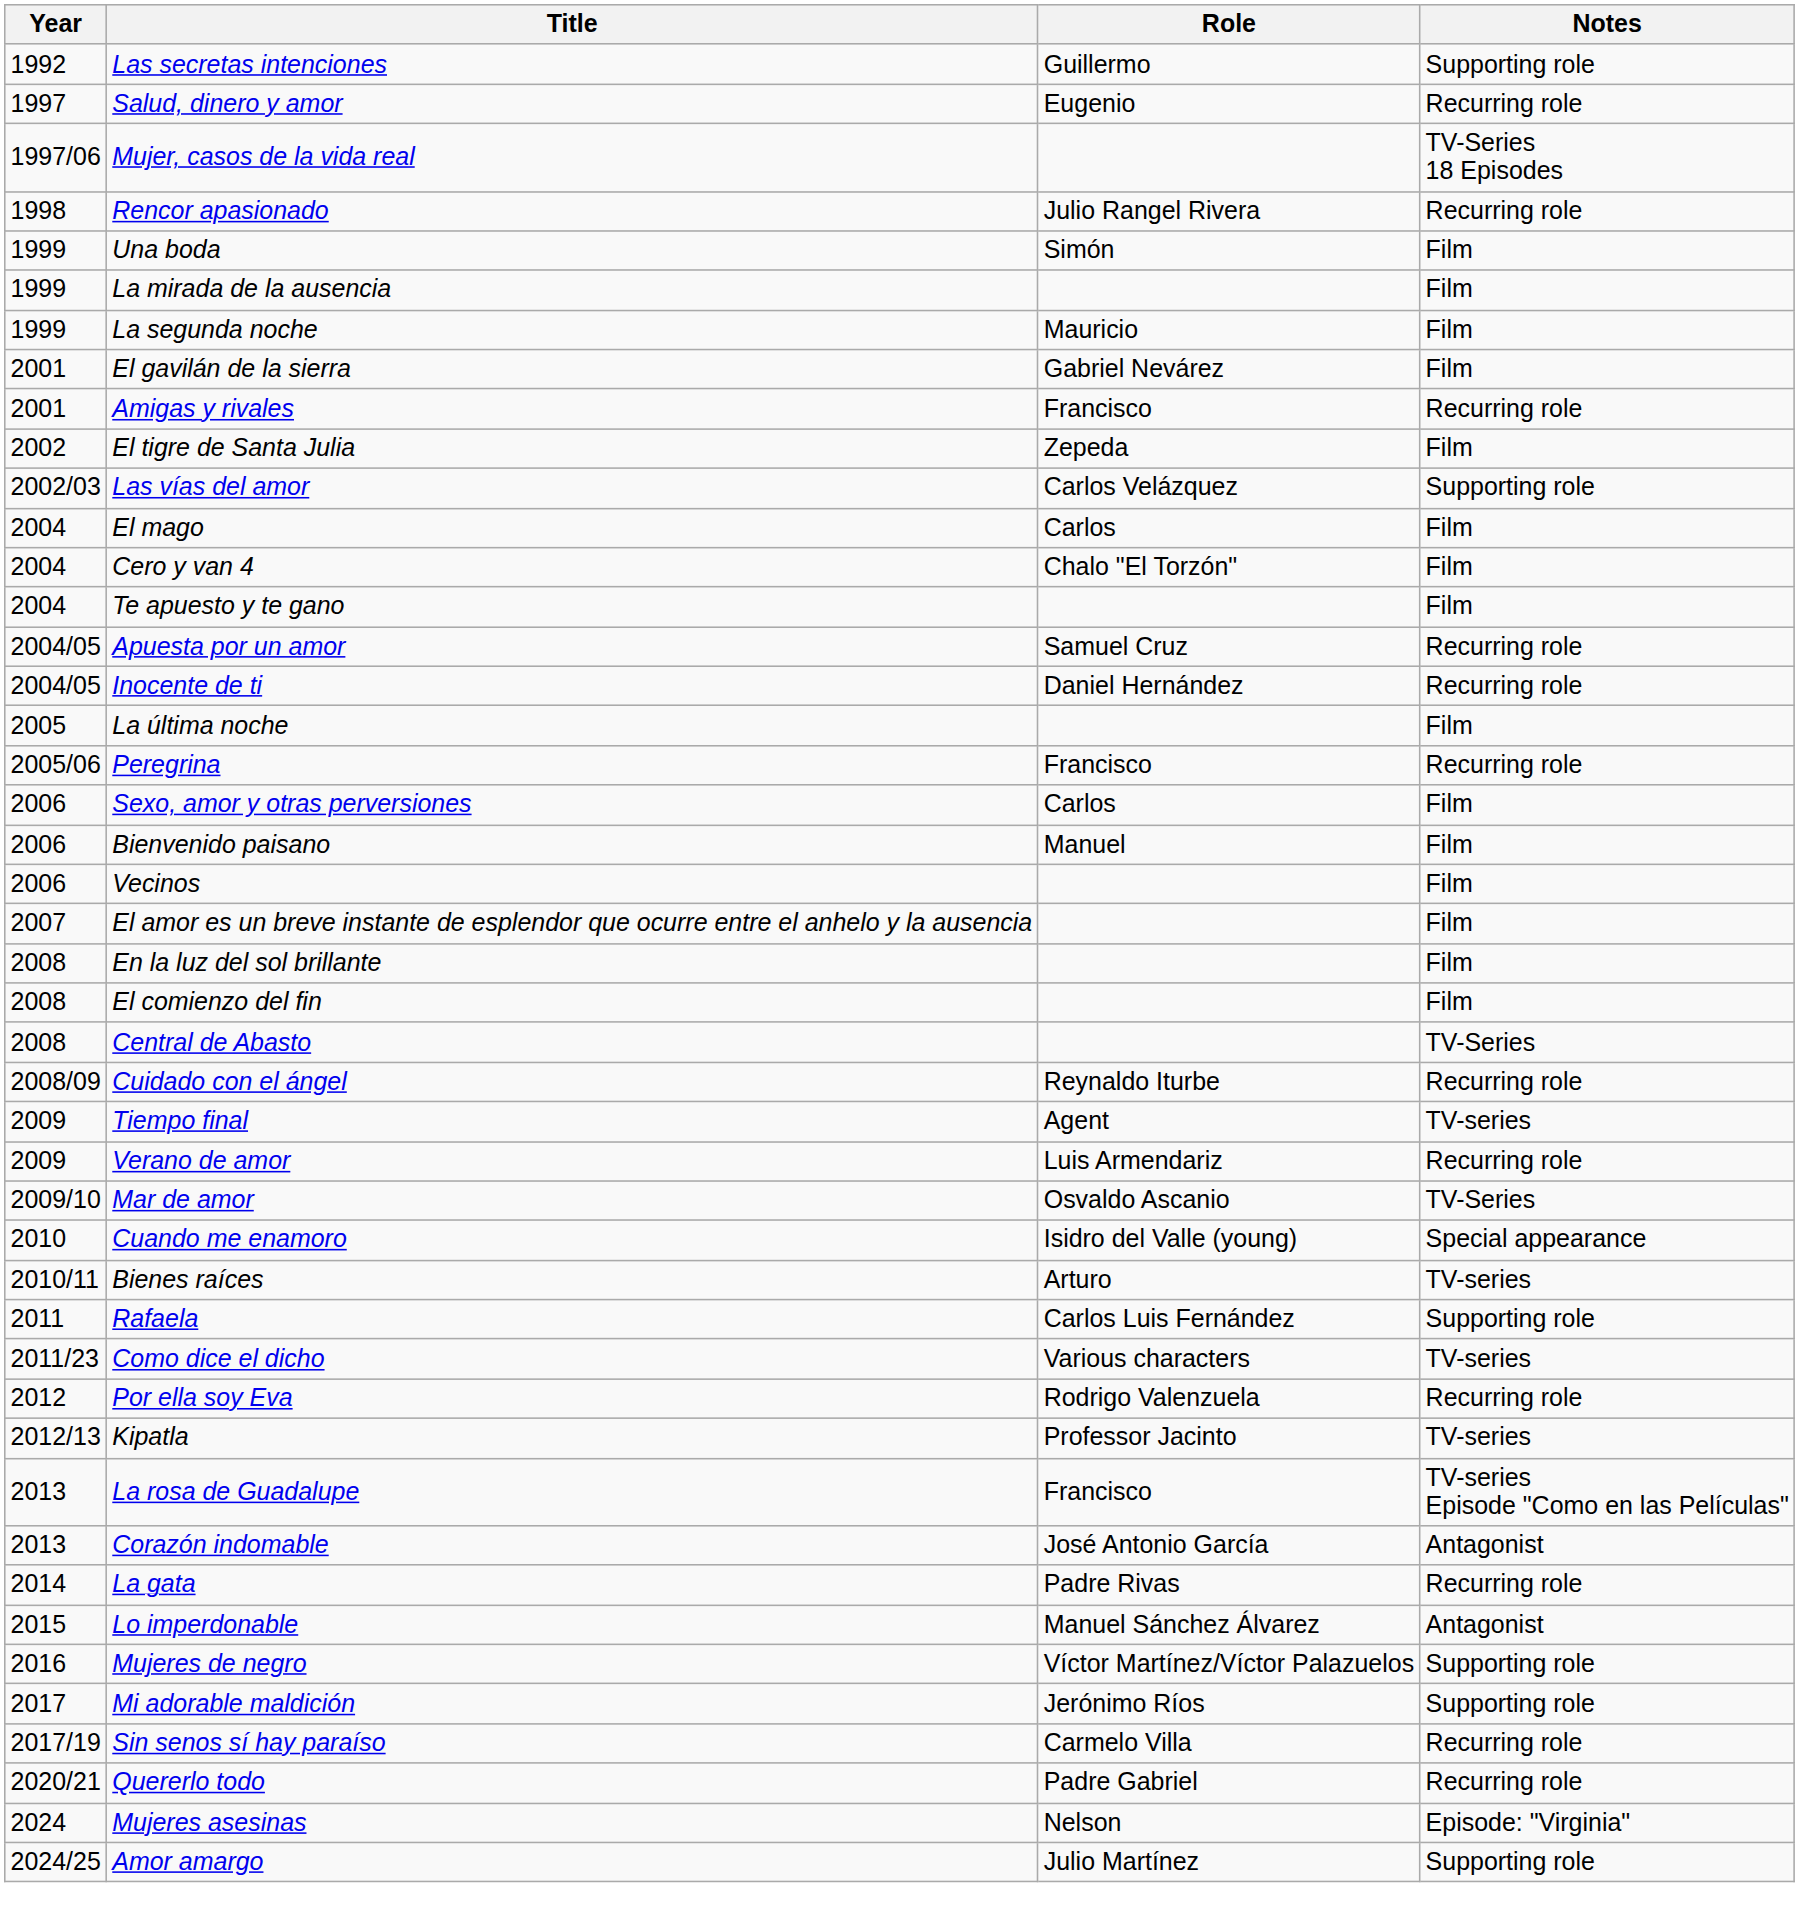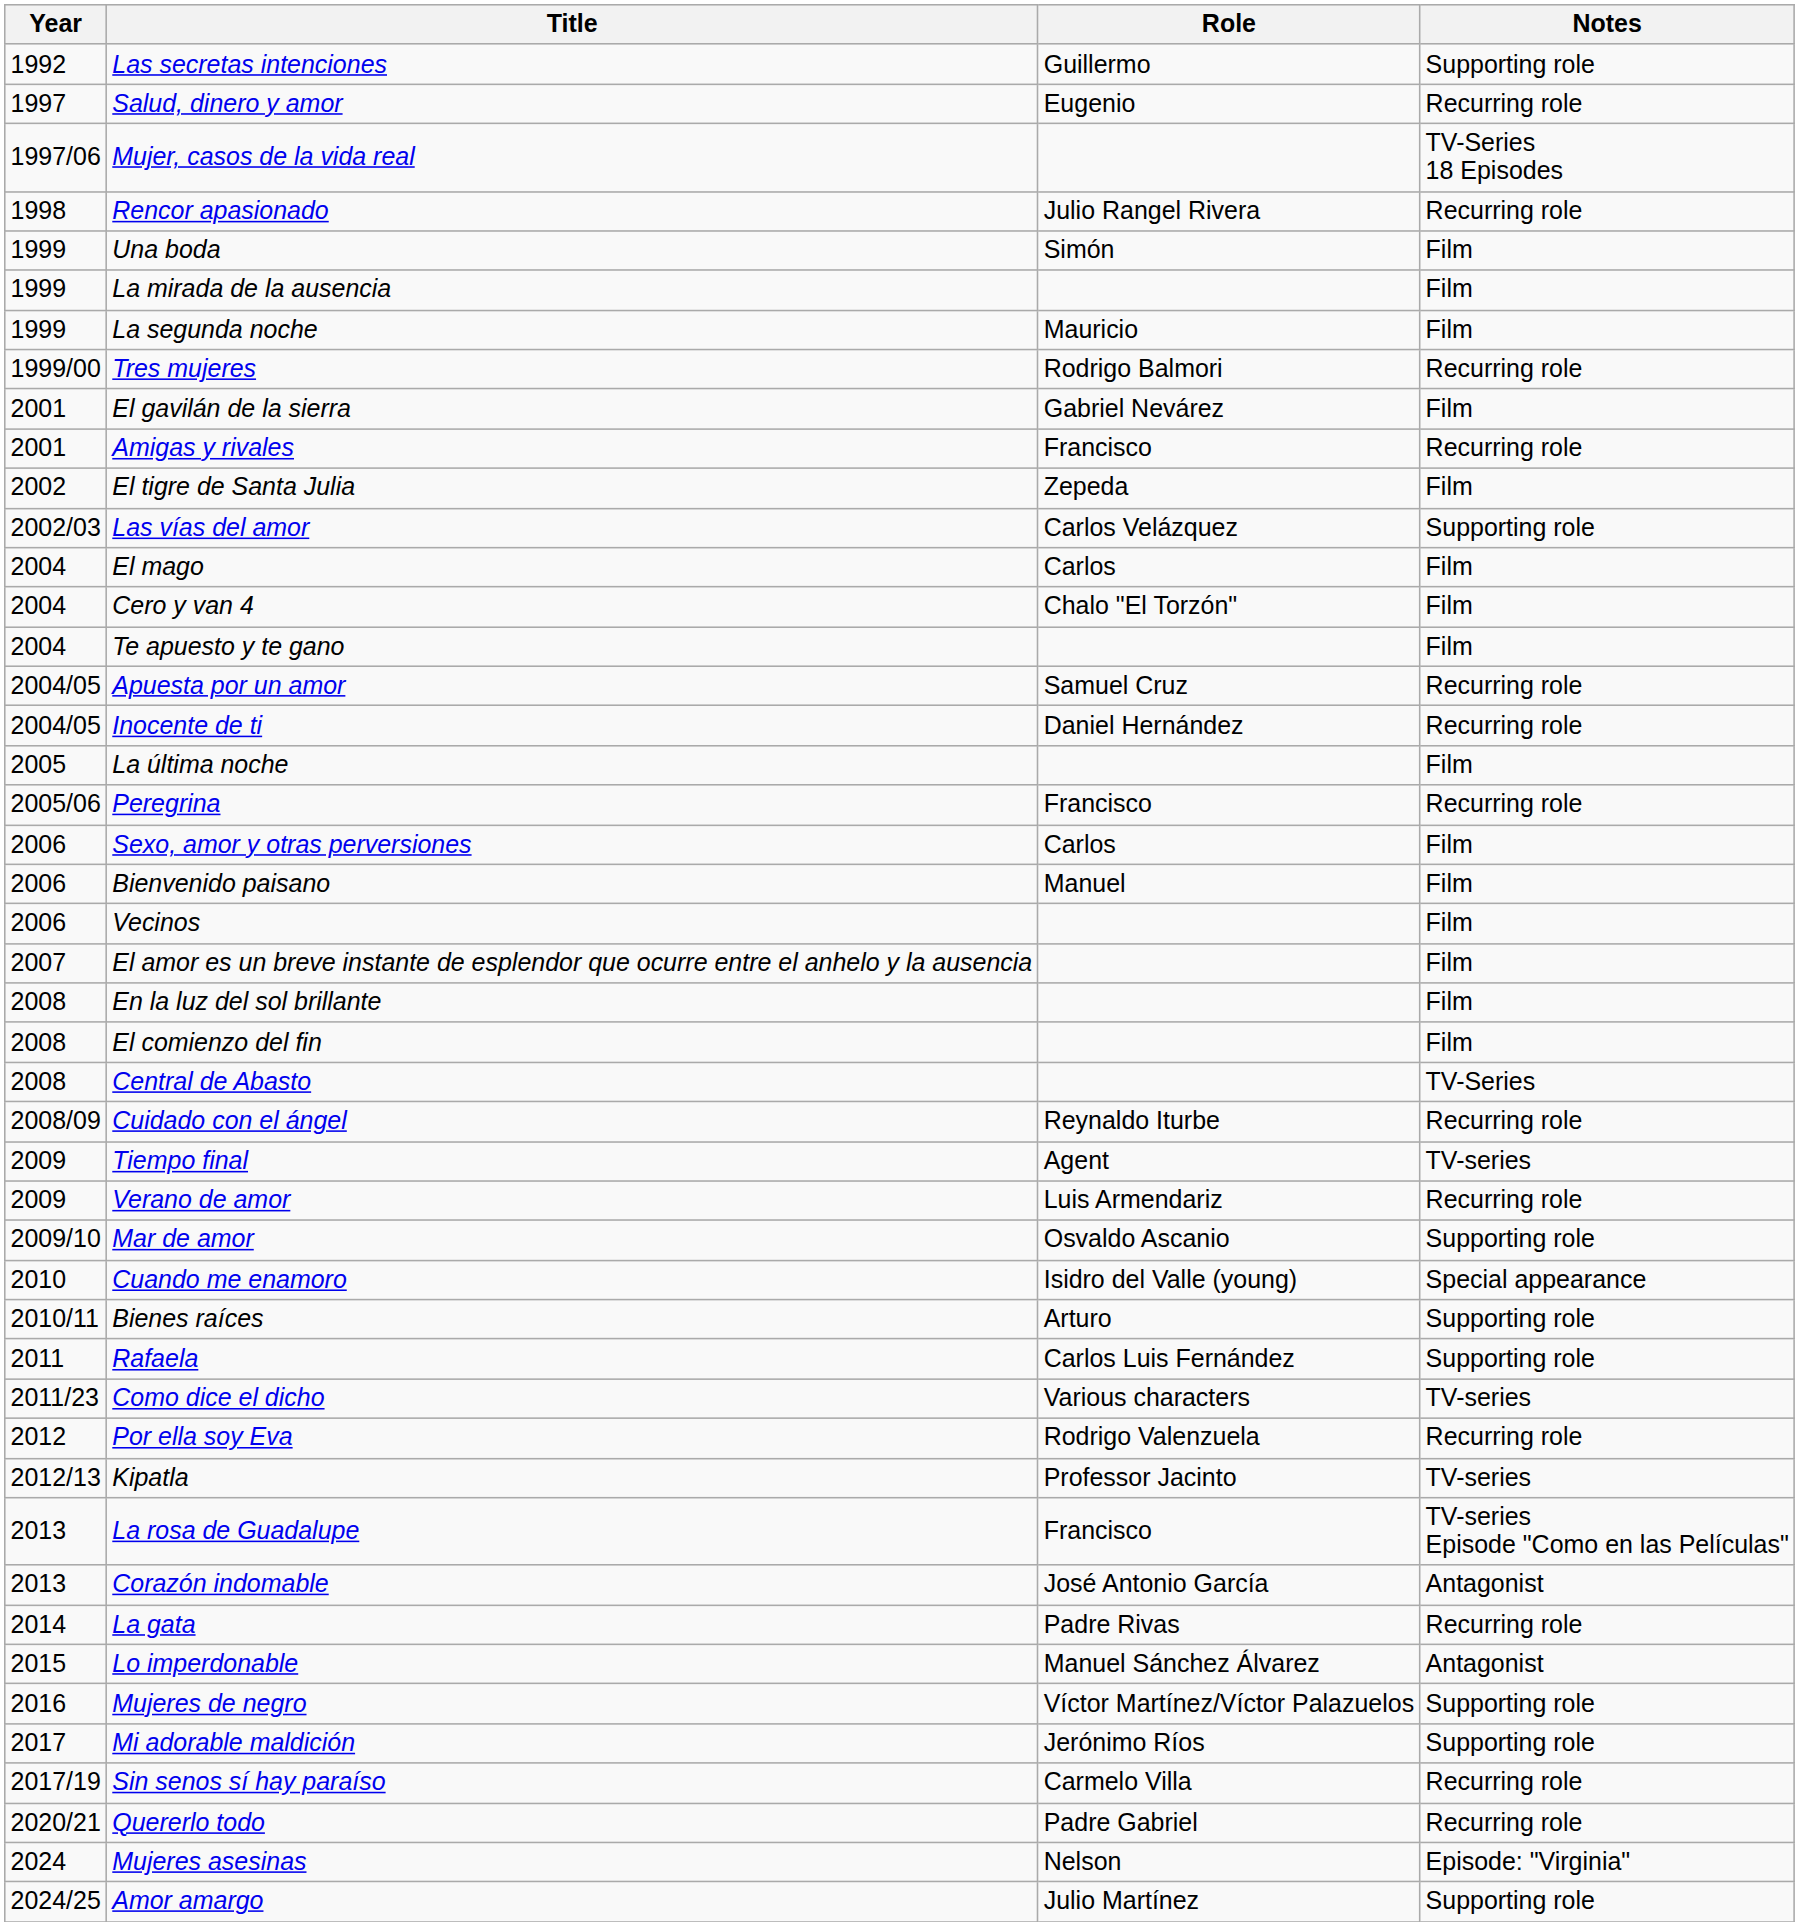+ row: (184, 369)
(1480, 1200) TV-Series -> (1510, 1239) Supporting role
(1478, 1279) TV-series -> (1510, 1319) Supporting role
